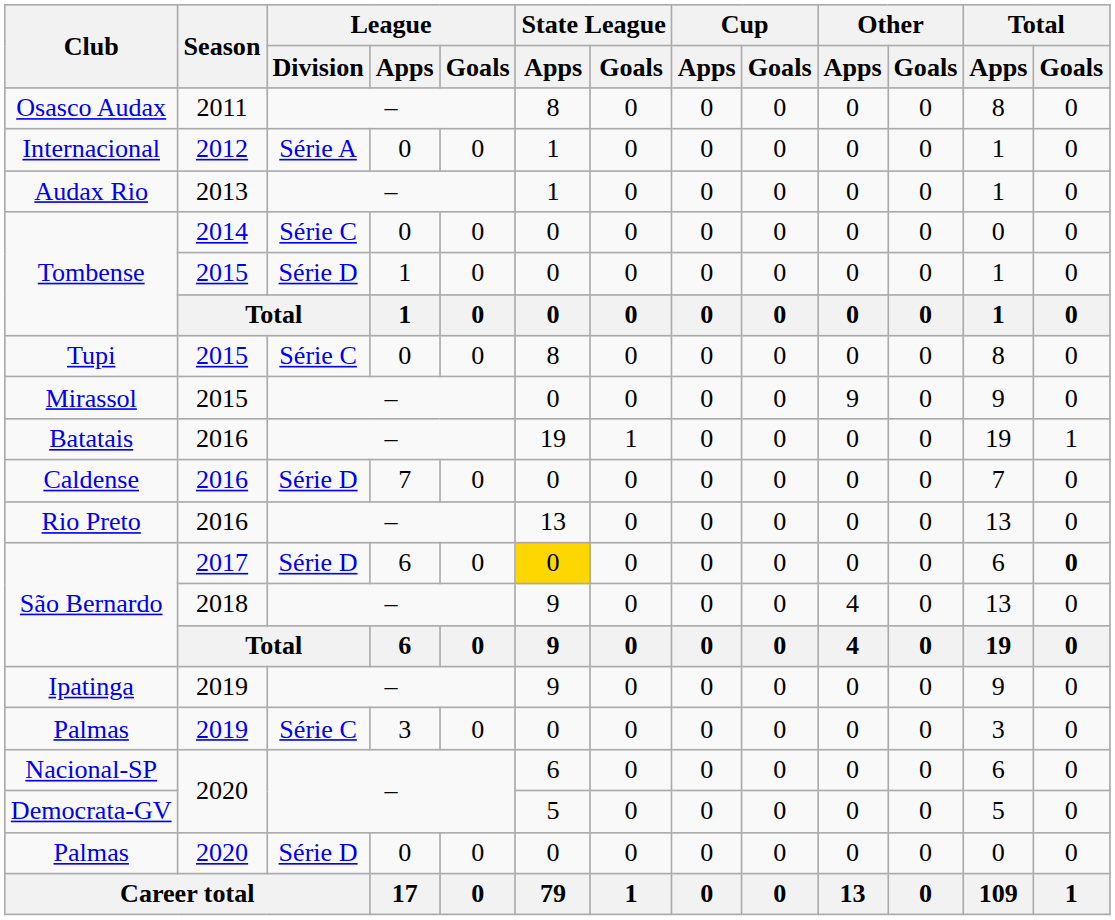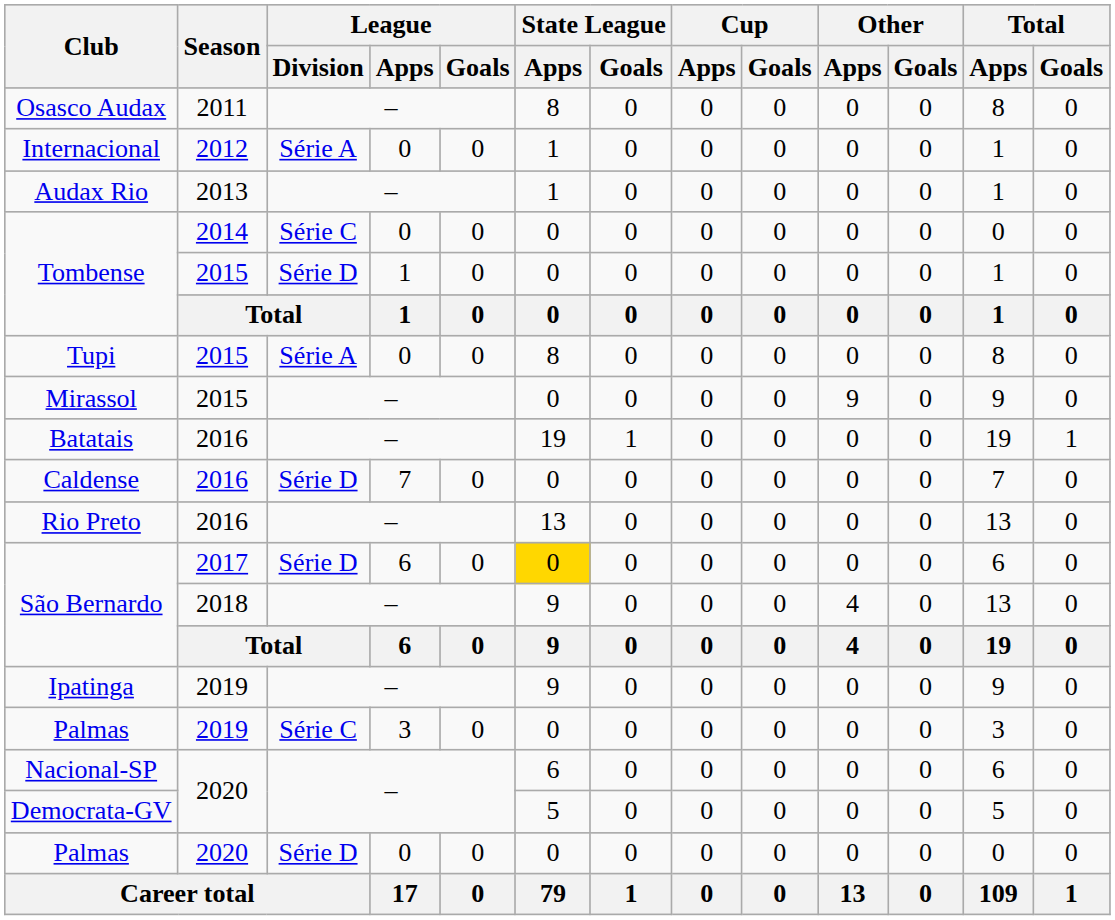(318, 356) Série C -> (318, 356) Série A
(1071, 562) bold -> (1071, 562) normal
